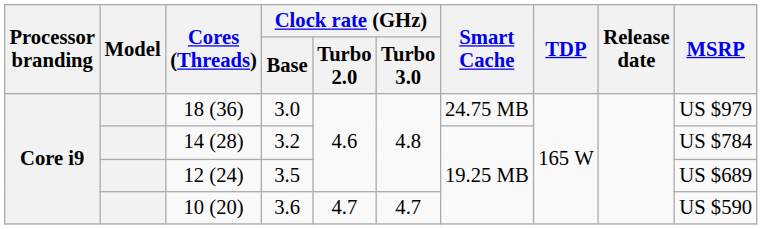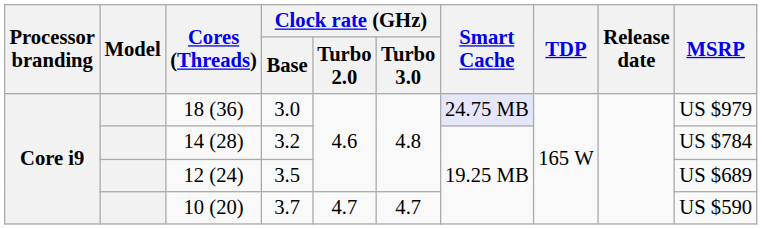(487, 109) no background -> (487, 109) lavender background
(287, 207) 3.6 -> (287, 207) 3.7
